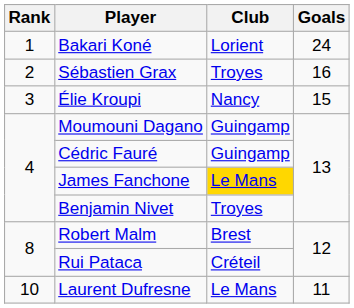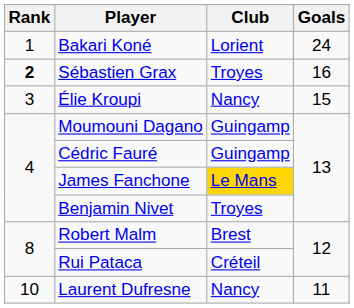(29, 72) normal -> (29, 72) bold
(244, 289) Le Mans -> (235, 289) Nancy
